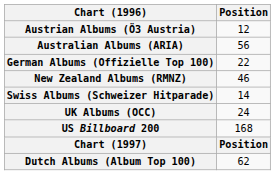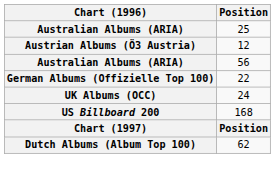+ row: (244, 29)
- row: (244, 79)
- row: (244, 95)
